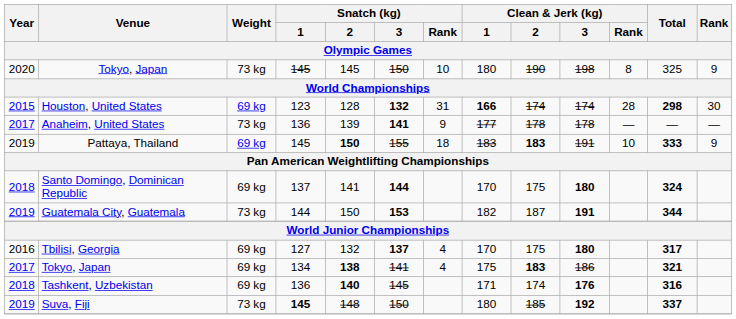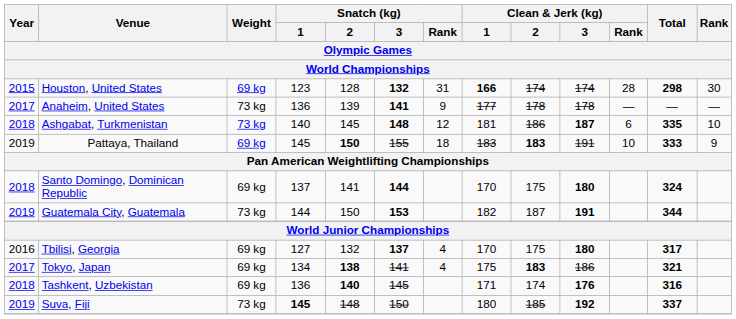- row: (133, 69)
+ row: (105, 124)
